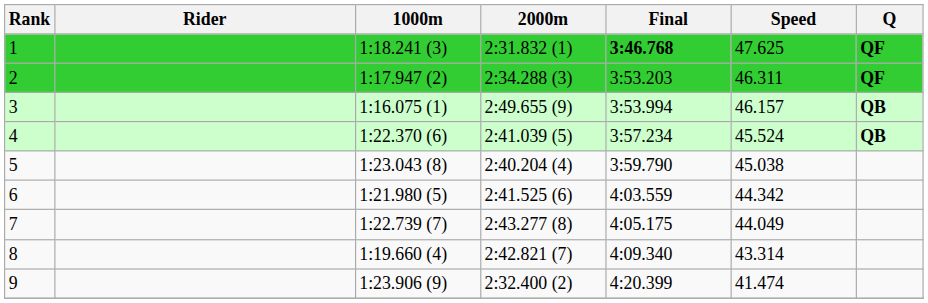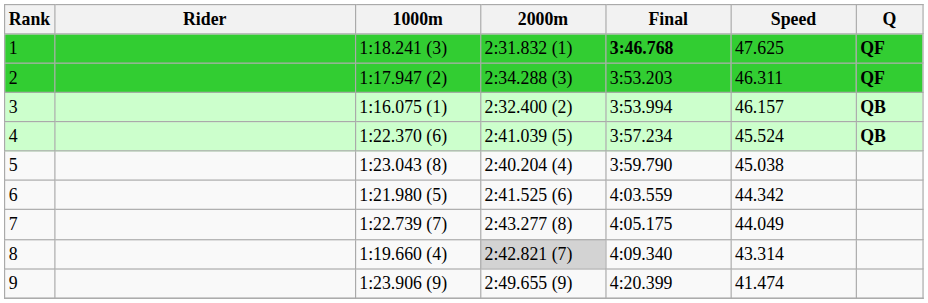(528, 107) 2:49.655 (9) -> (528, 107) 2:32.400 (2)
(528, 253) no background -> (528, 253) lightgrey background
(528, 283) 2:32.400 (2) -> (528, 283) 2:49.655 (9)
